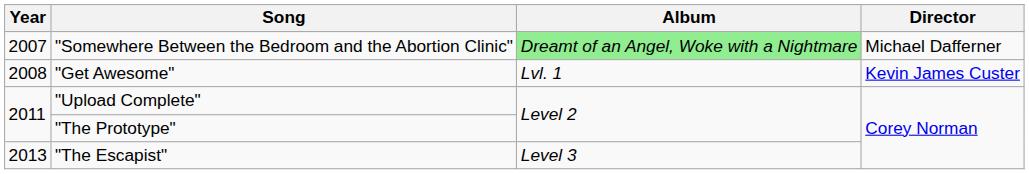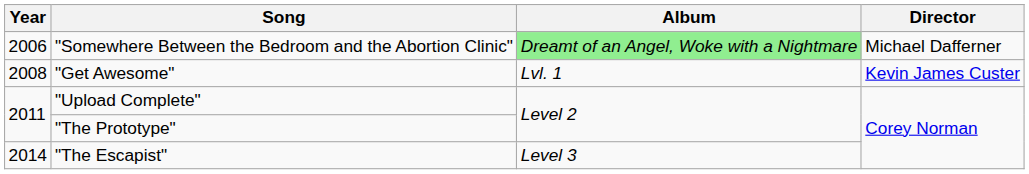(28, 45) 2007 -> (28, 45) 2006
(28, 155) 2013 -> (28, 155) 2014
